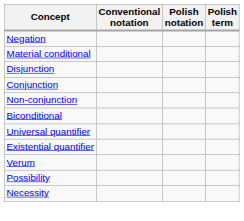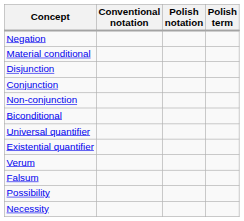+ row: (23, 178)
